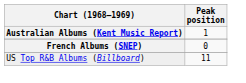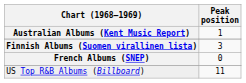+ row: (102, 46)
